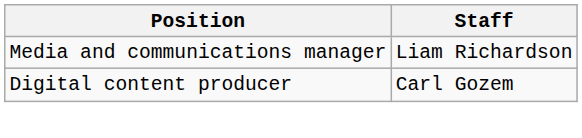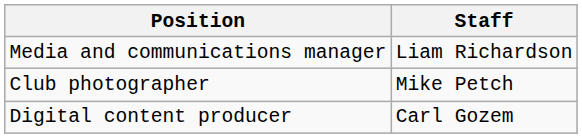+ row: (110, 85)
